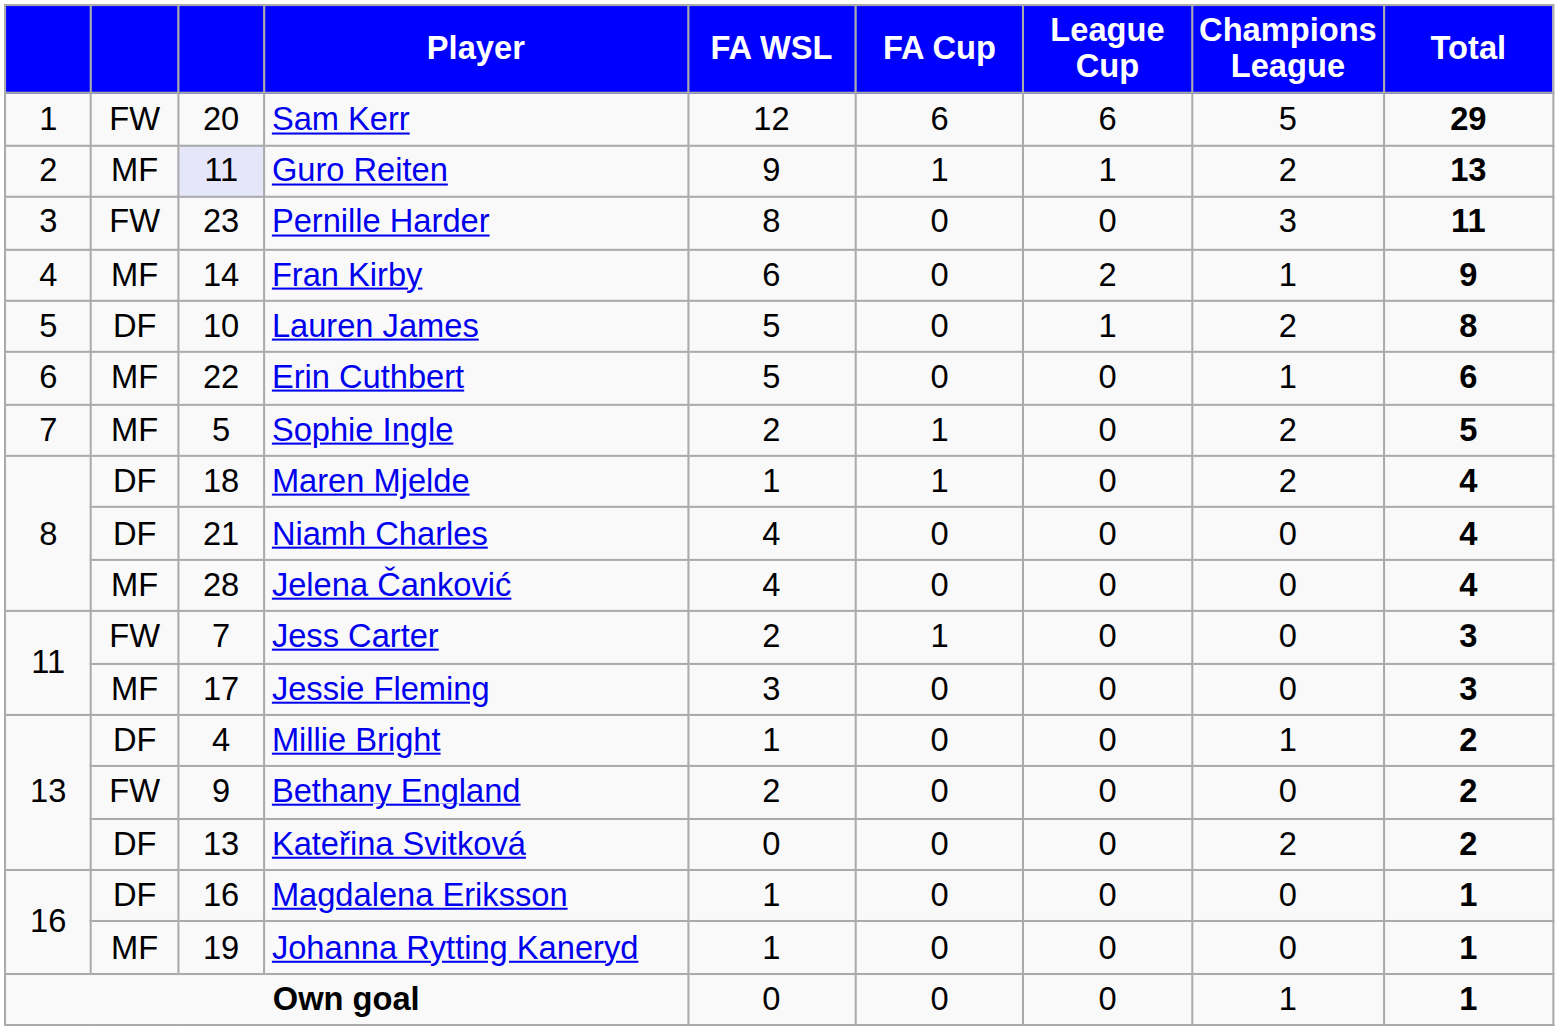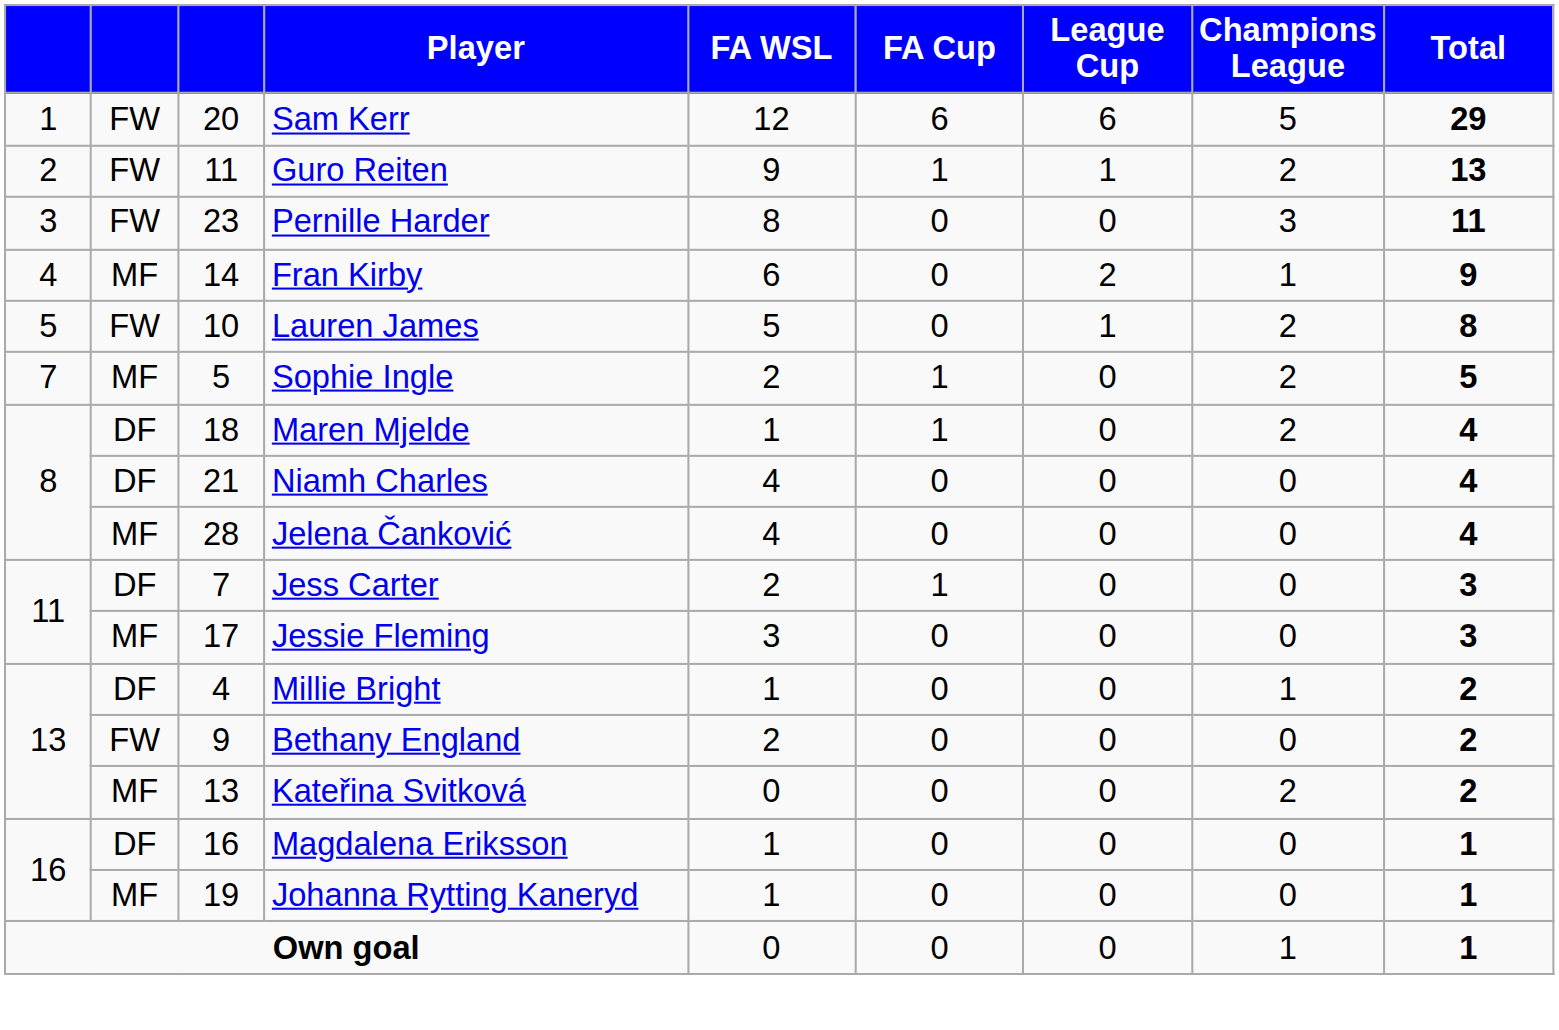(135, 170) MF -> (135, 170) FW
(221, 170) lavender background -> (221, 170) no background
(135, 325) DF -> (135, 325) FW
- row: (368, 377)
(135, 636) FW -> (135, 584) DF
(135, 843) DF -> (135, 791) MF
